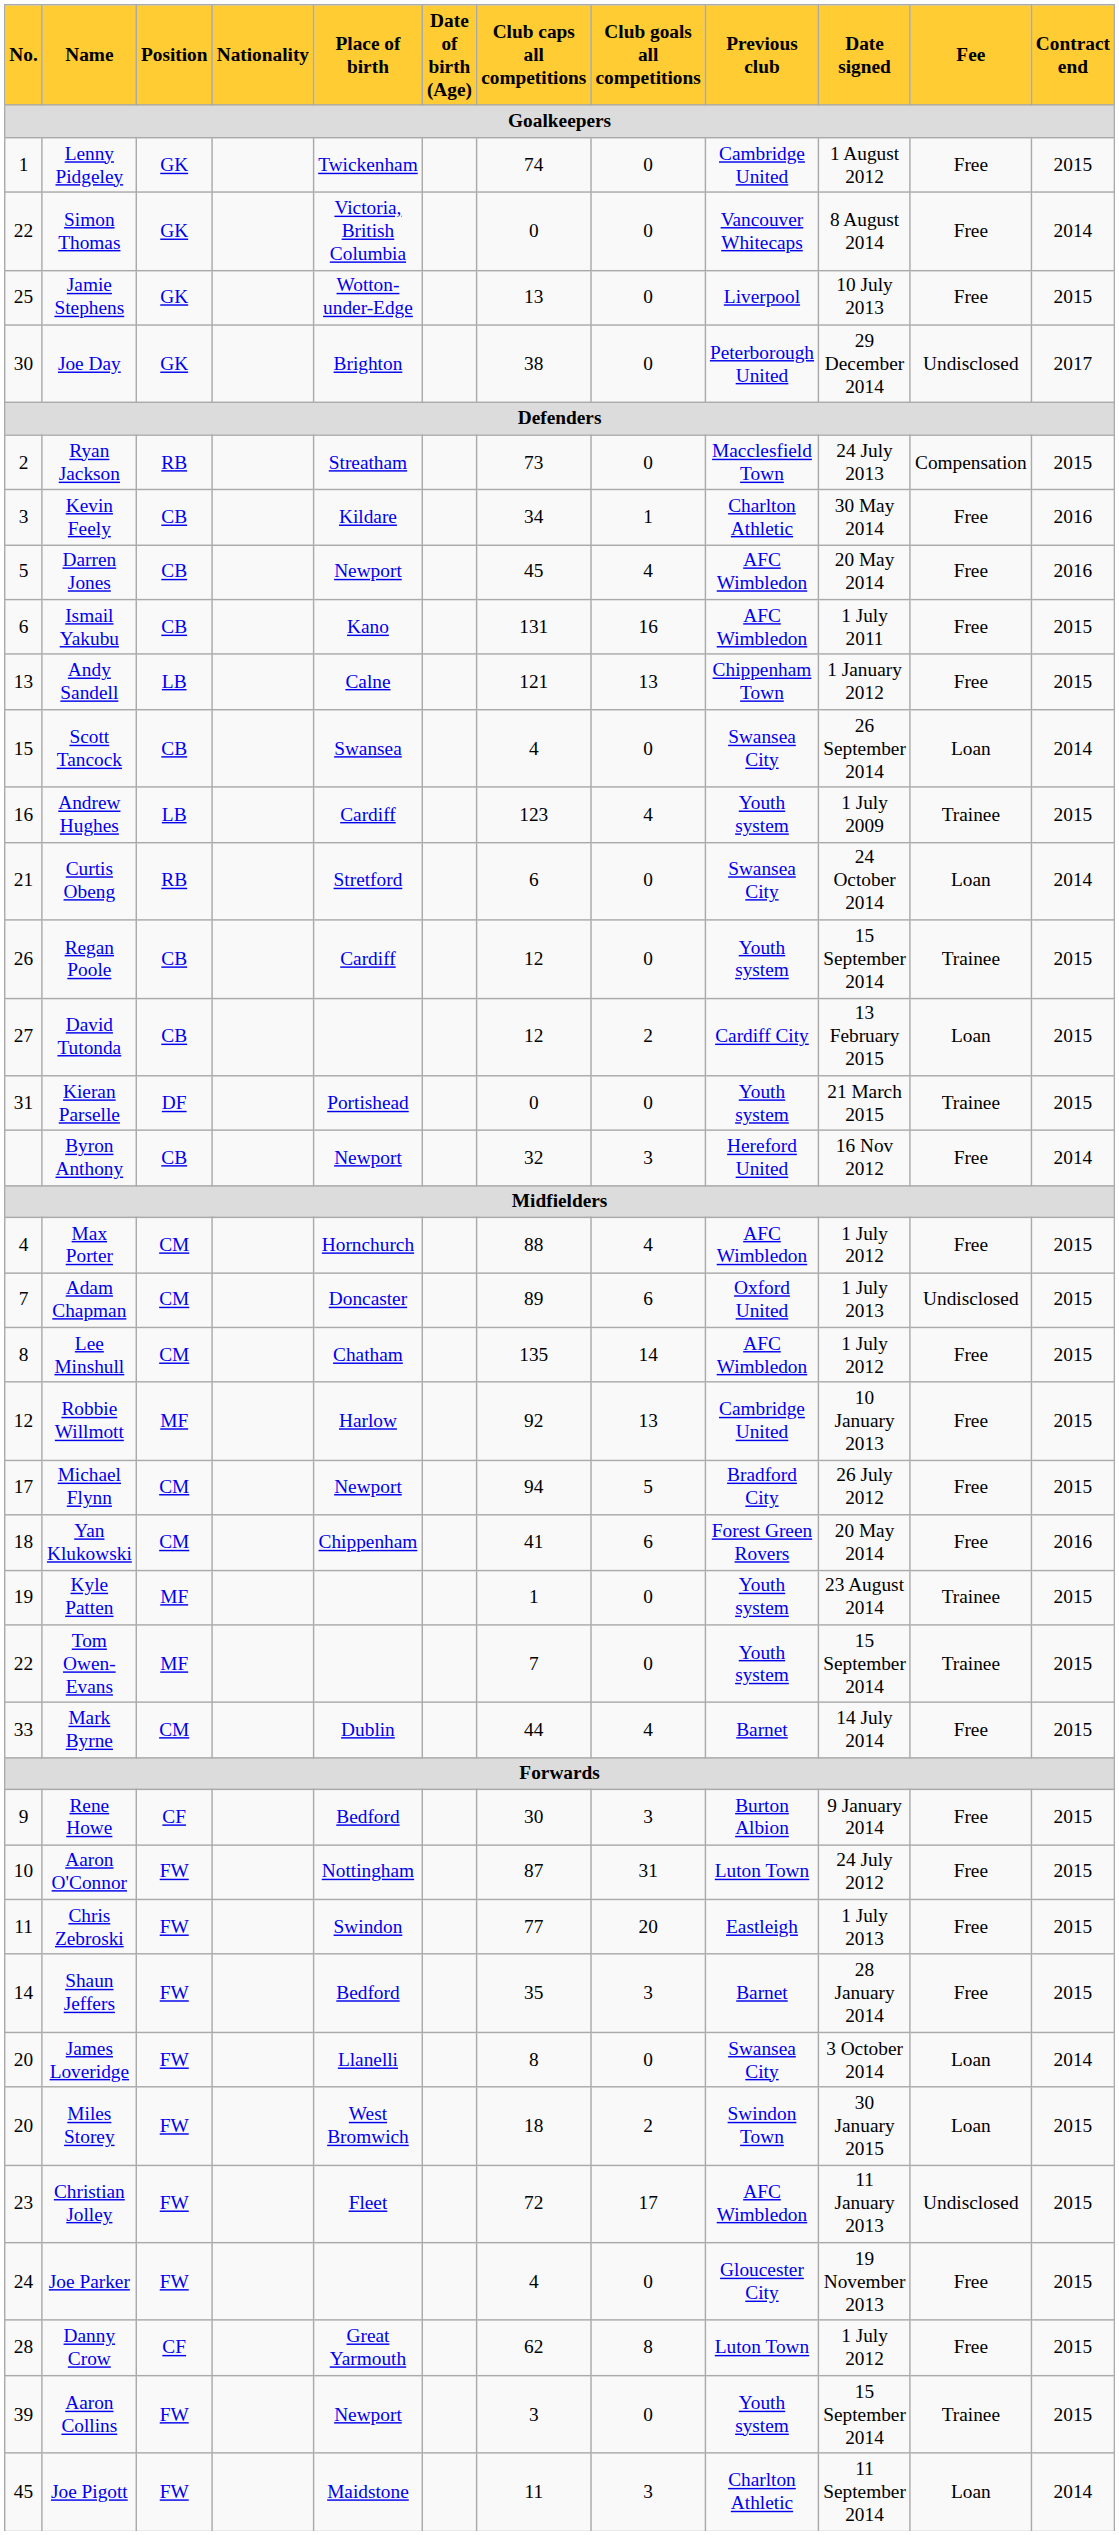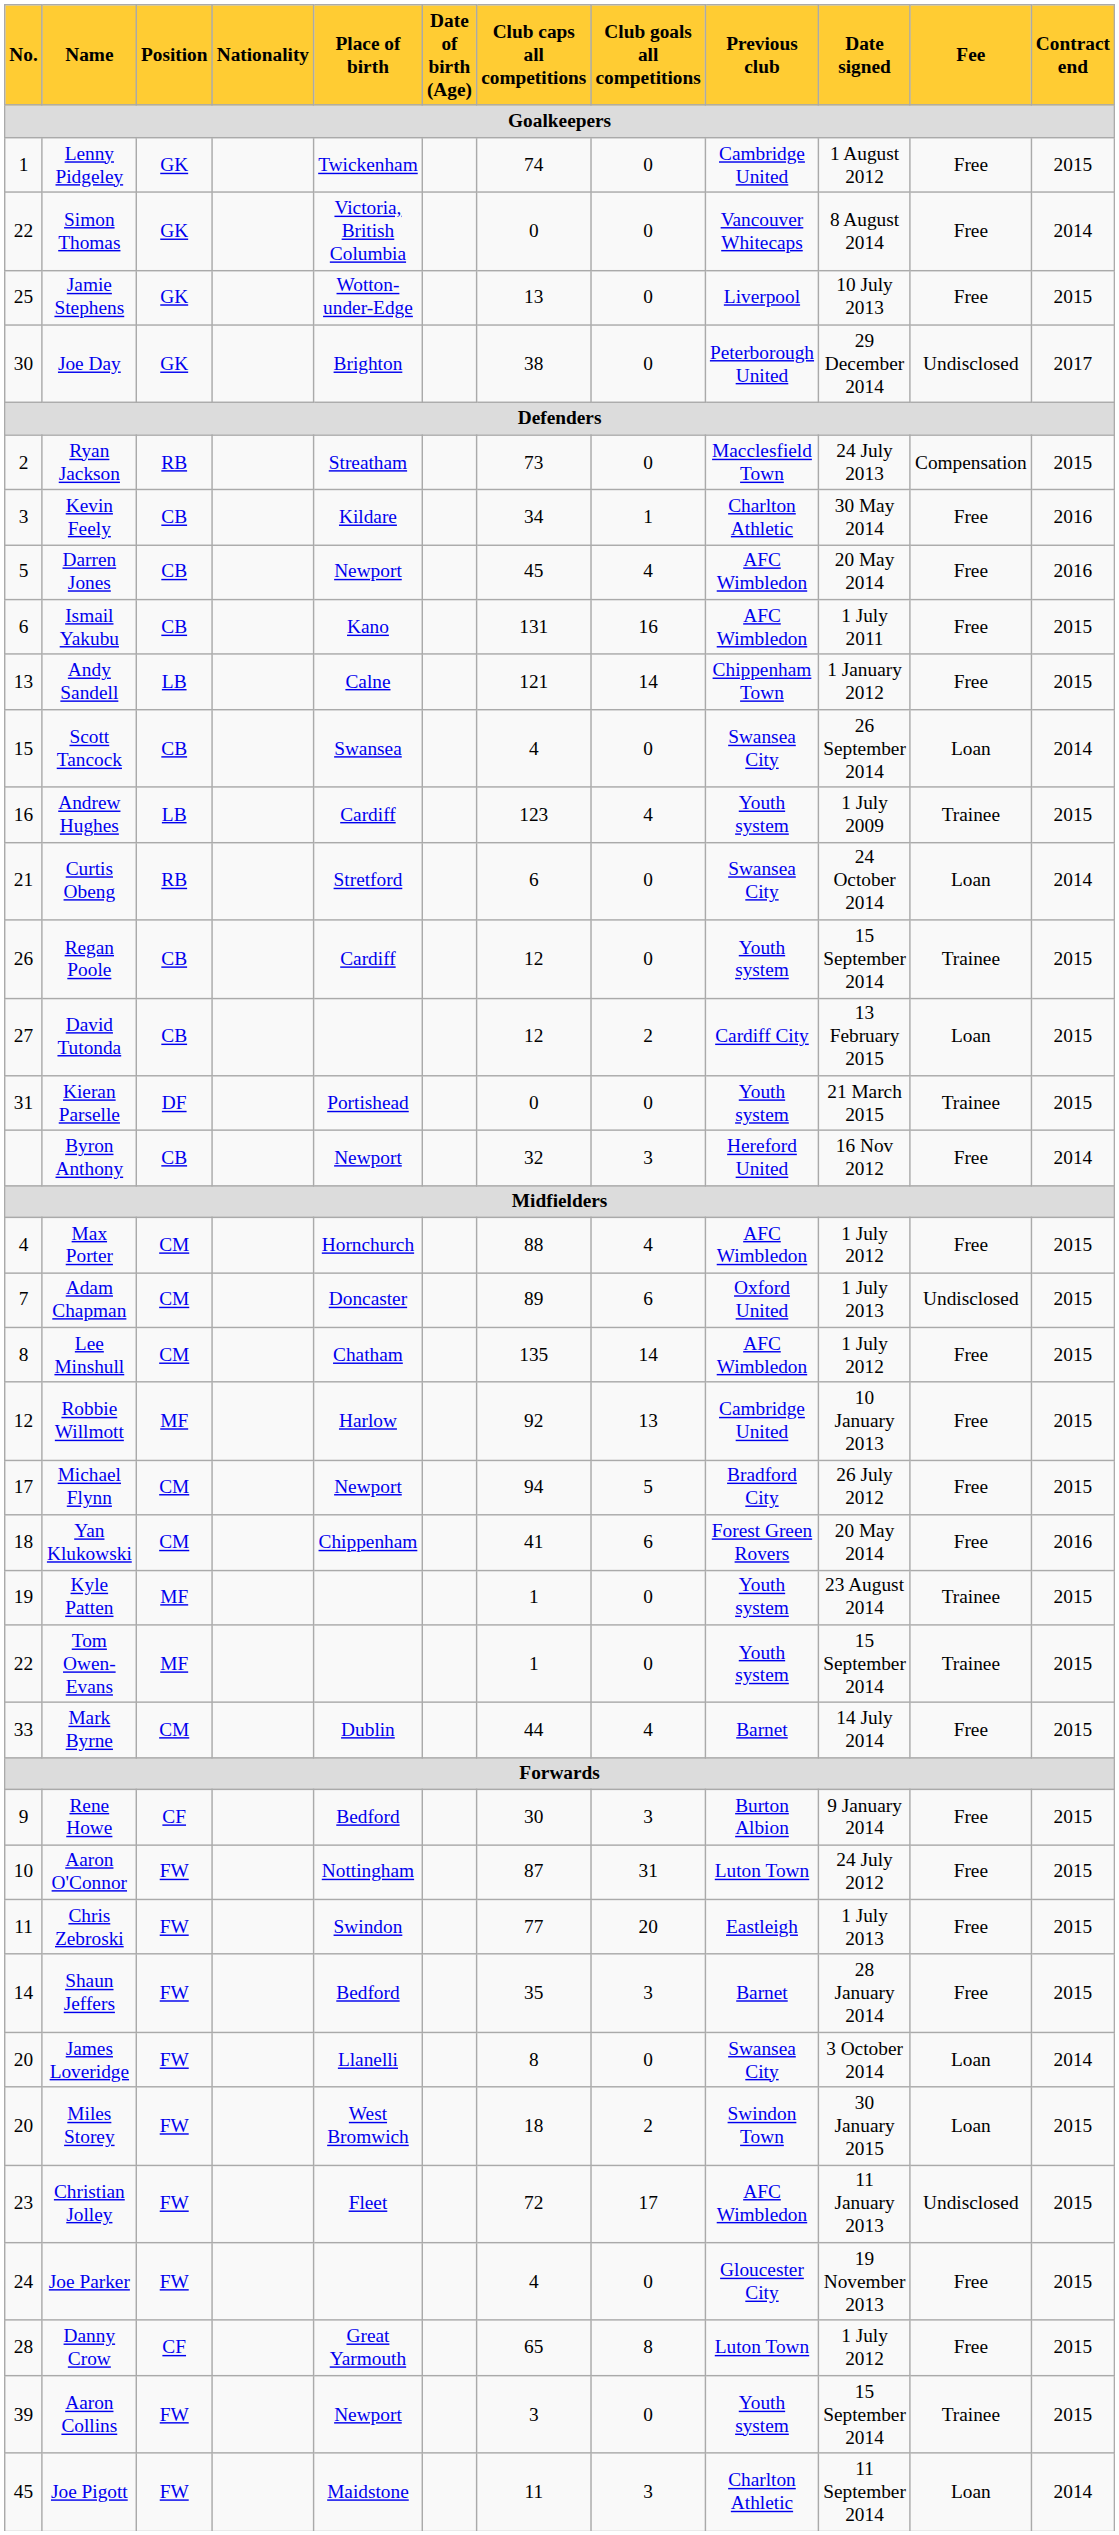(648, 681) 13 -> (648, 681) 14
(534, 1663) 7 -> (534, 1663) 1
(534, 2347) 62 -> (534, 2347) 65
